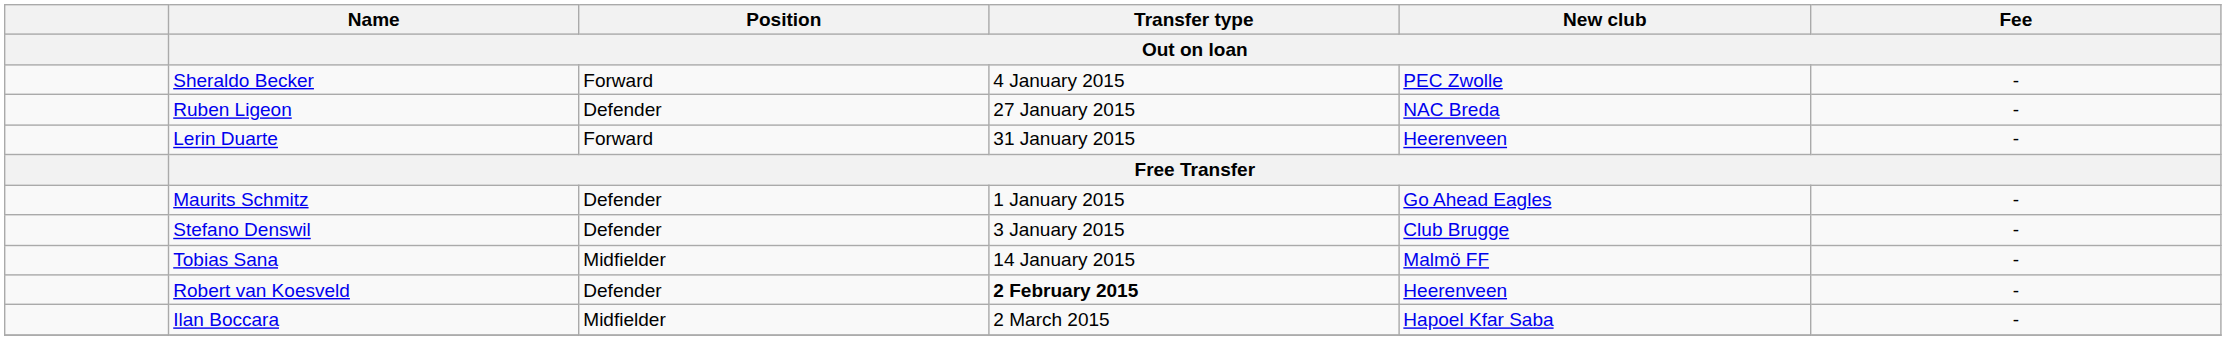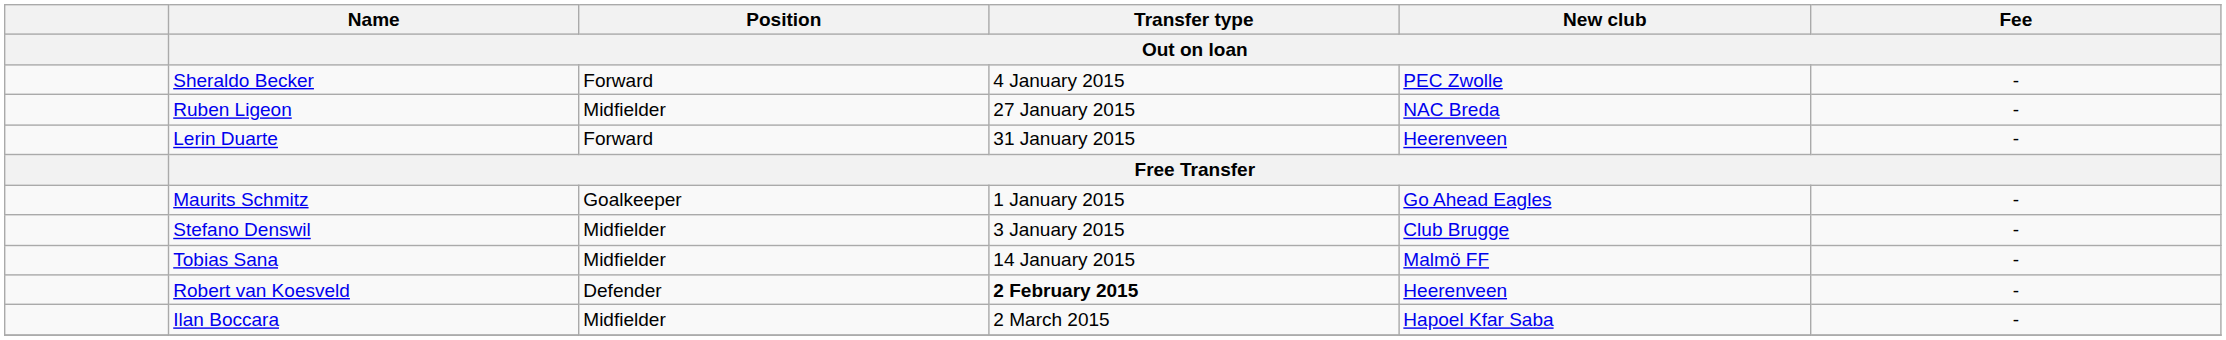(622, 109) Defender -> (625, 109) Midfielder
(622, 199) Defender -> (632, 199) Goalkeeper
(622, 229) Defender -> (625, 229) Midfielder
